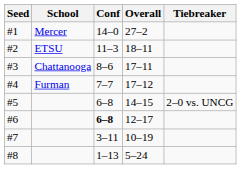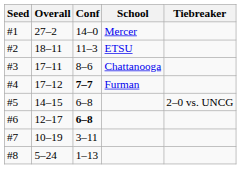columns swapped: (63, 13) <-> (143, 13)
(105, 84) normal -> (84, 84) bold
